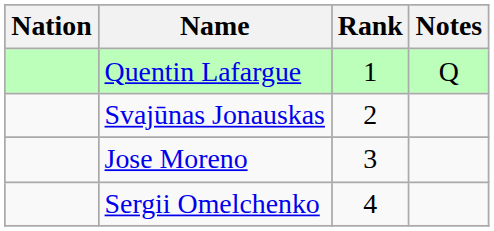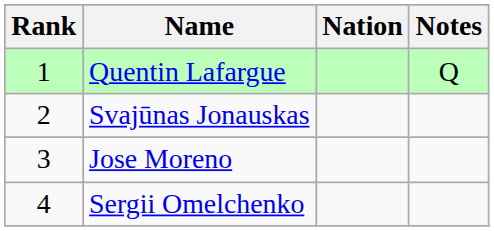columns swapped: (370, 26) <-> (52, 26)
